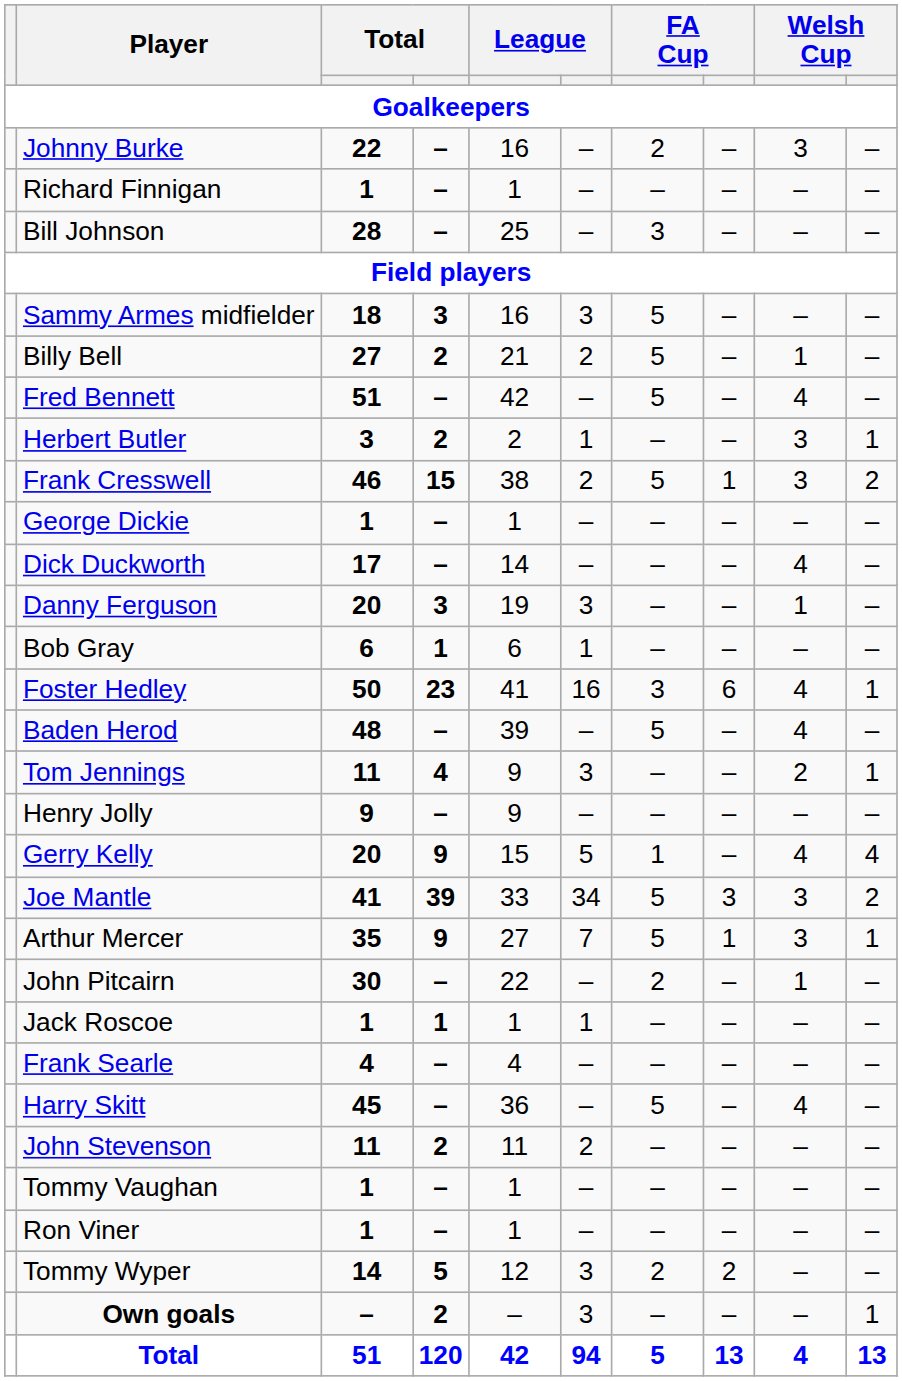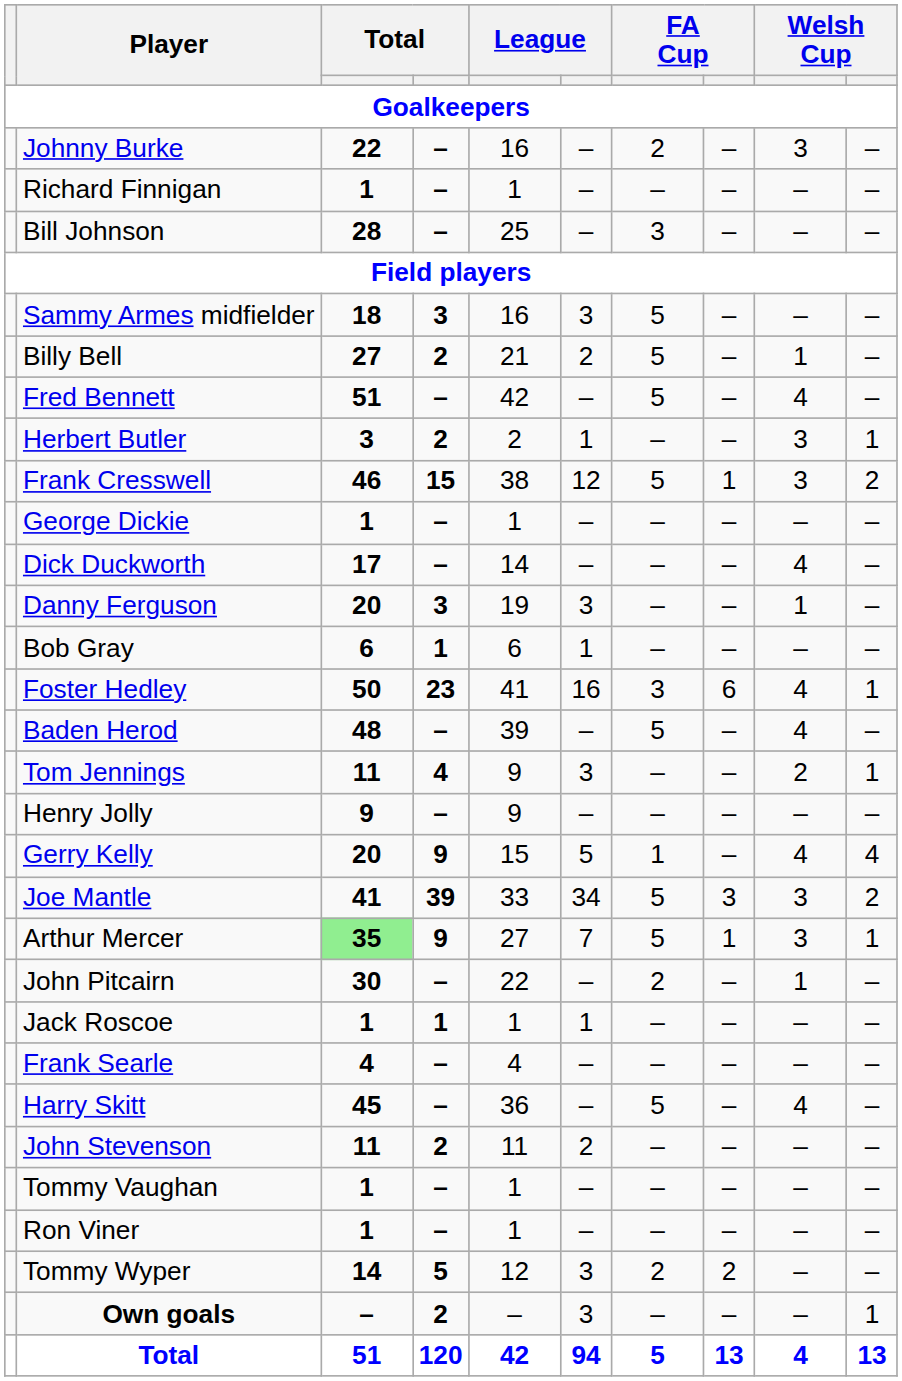(586, 480) 2 -> (586, 480) 12
(367, 938) no background -> (367, 938) lightgreen background
